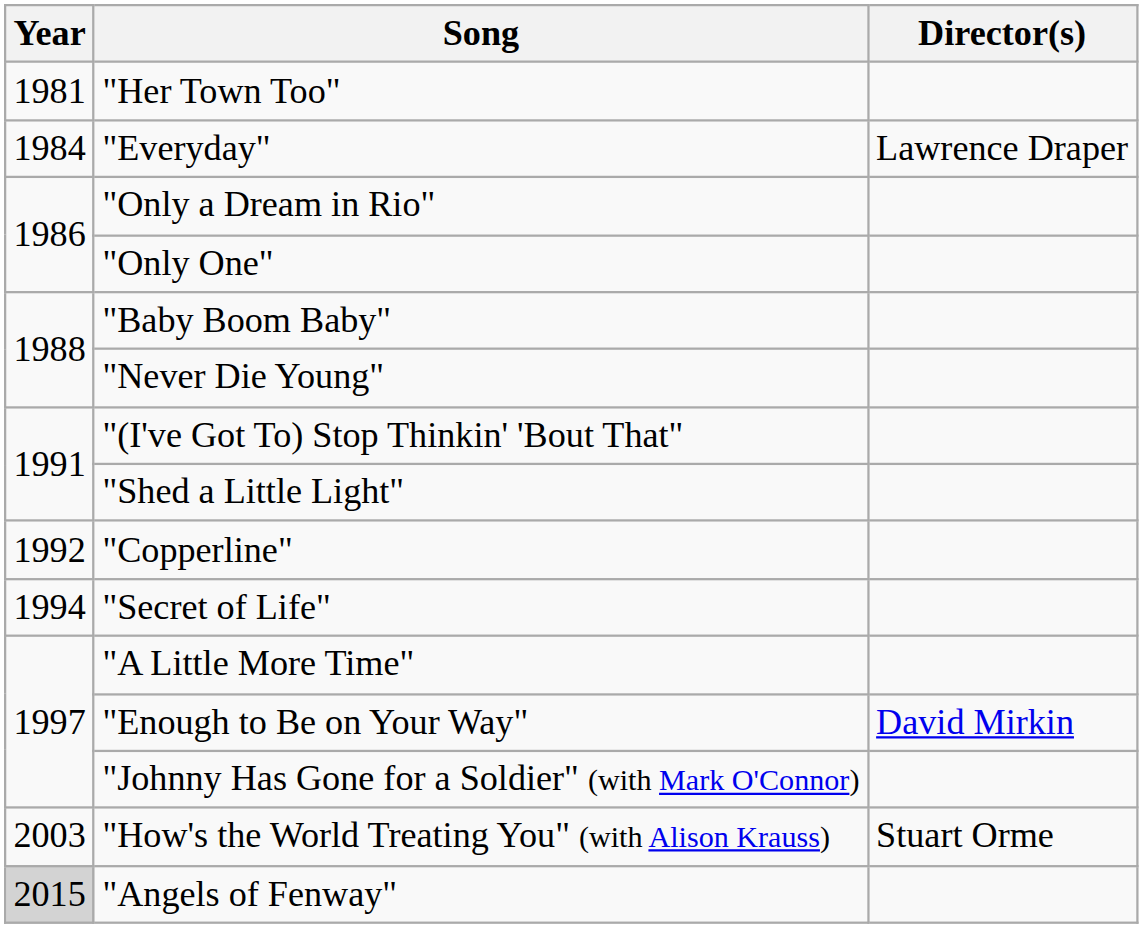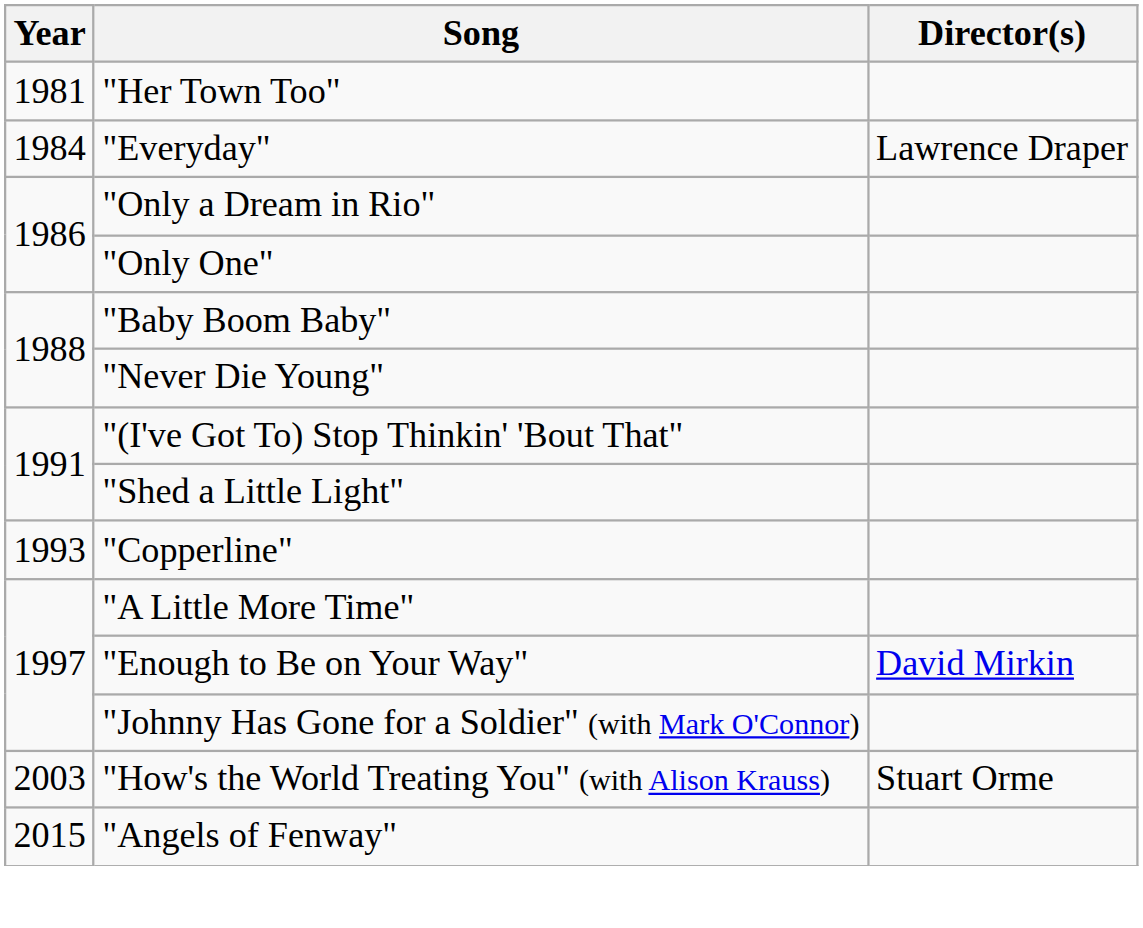(50, 549) 1992 -> (50, 549) 1993
- row: (217, 606)
(50, 893) lightgrey background -> (50, 836) no background
